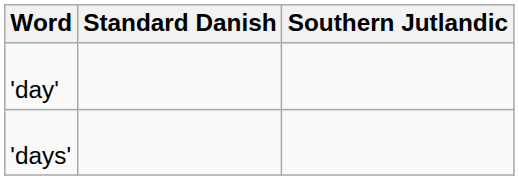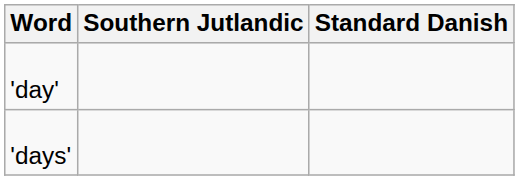columns swapped: (180, 23) <-> (398, 23)
